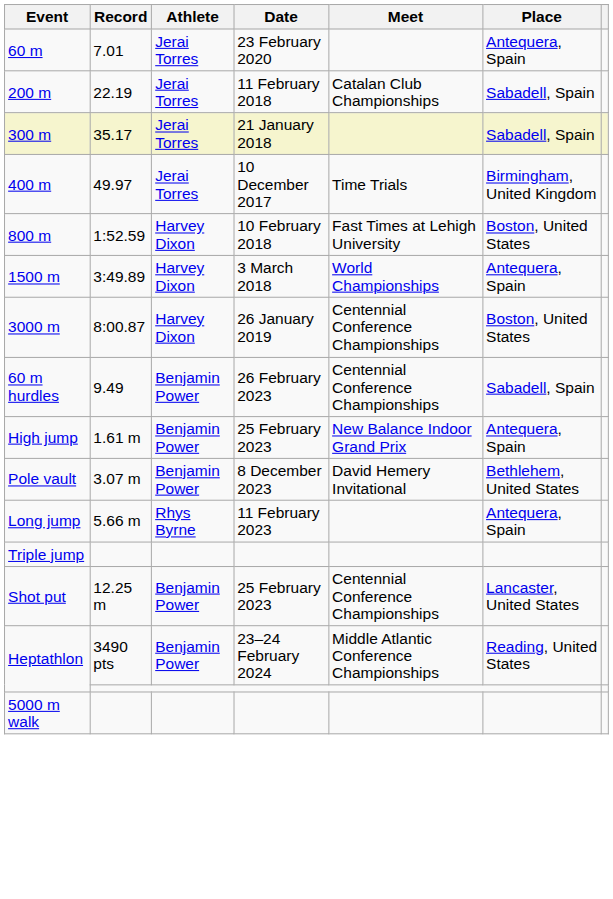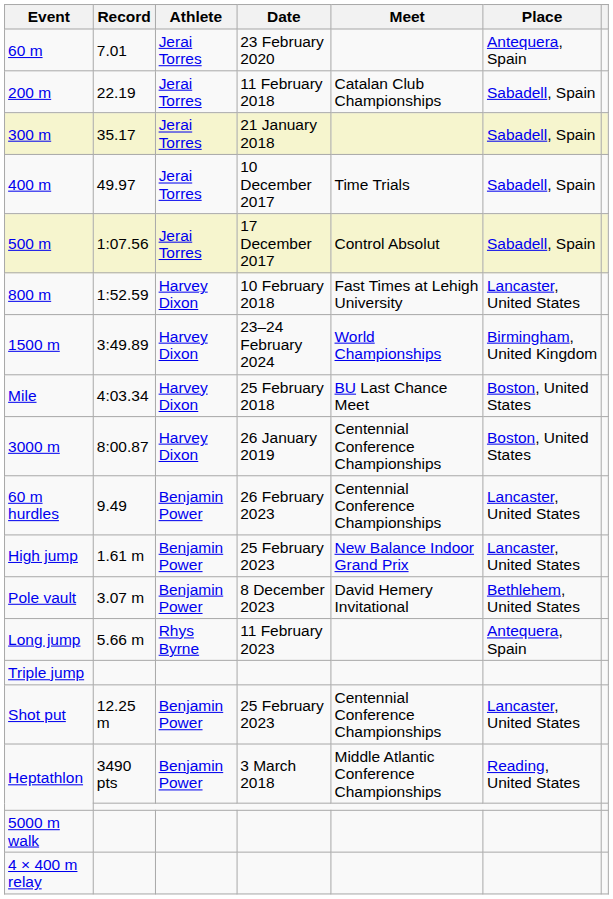(541, 185) Birmingham, United Kingdom -> (541, 185) Sabadell, Spain
+ row: (30, 244)
(537, 235) Boston, United States -> (533, 294) Lancaster, United States
(265, 277) 3 March 2018 -> (271, 345) 23–24 February 2024
(524, 277) Antequera, Spain -> (542, 345) Birmingham, United Kingdom
+ row: (22, 395)
(540, 387) Sabadell, Spain -> (533, 505) Lancaster, United States
(524, 437) Antequera, Spain -> (533, 556) Lancaster, United States
(268, 655) 23–24 February 2024 -> (268, 774) 3 March 2018
+ row: (43, 873)
